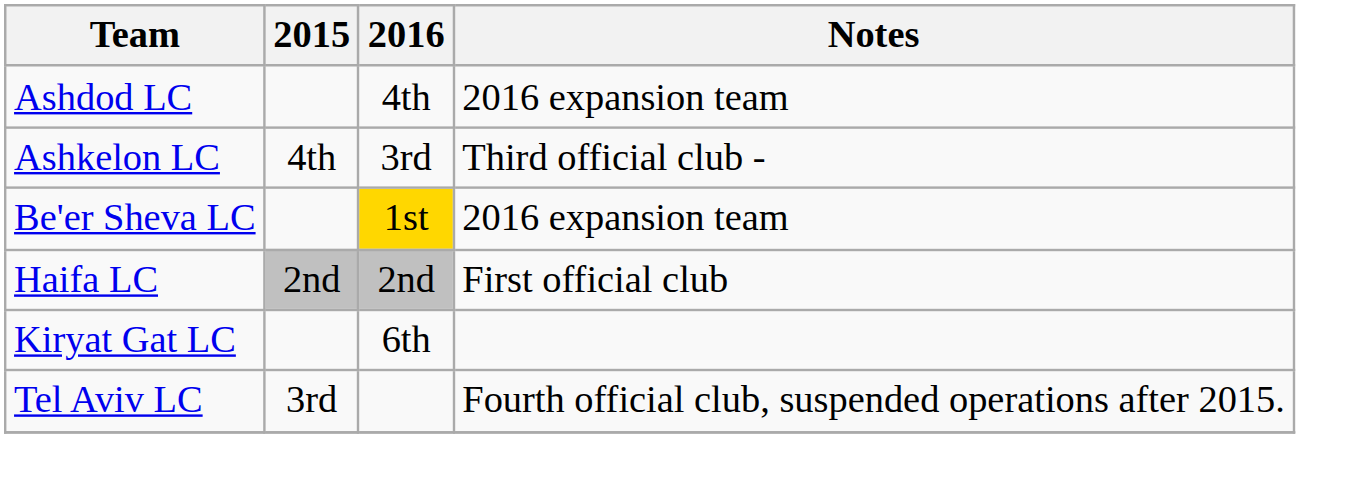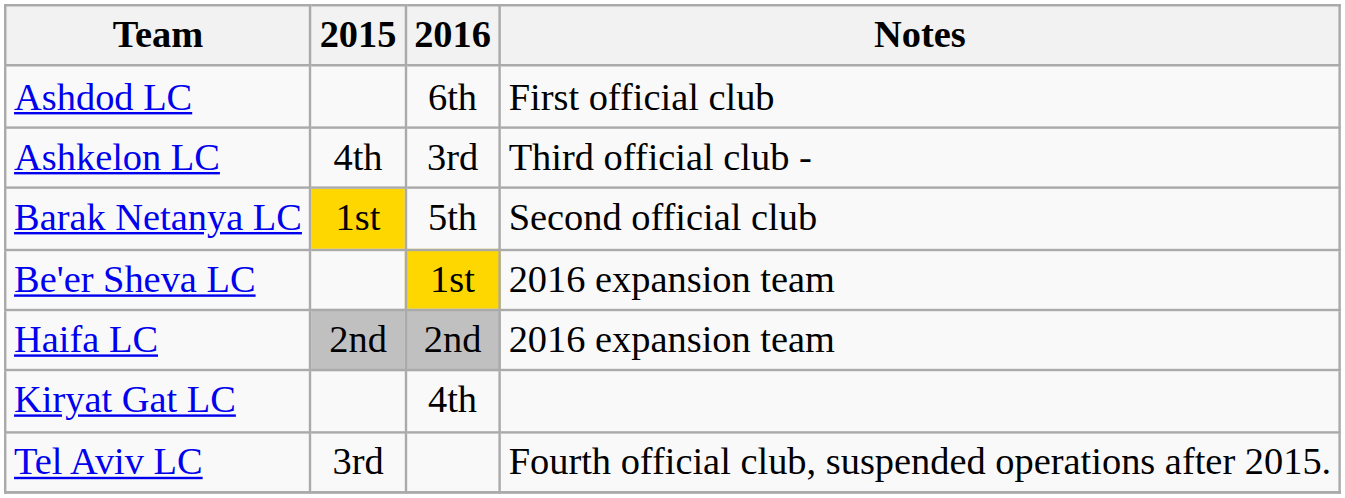(406, 95) 4th -> (453, 95) 6th
(625, 95) 2016 expansion team -> (642, 95) First official club
+ row: (158, 217)
(595, 278) First official club -> (672, 339) 2016 expansion team
(406, 339) 6th -> (453, 400) 4th
